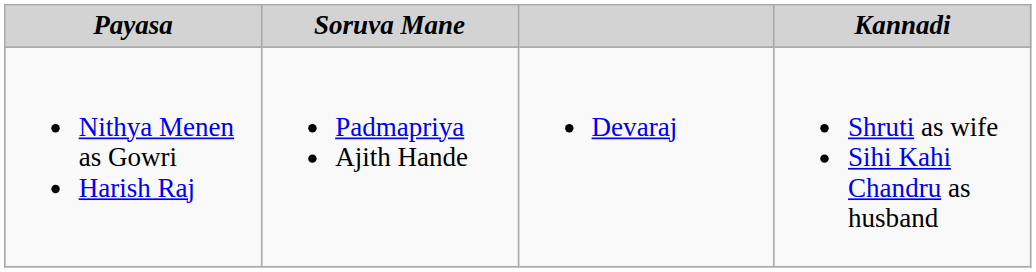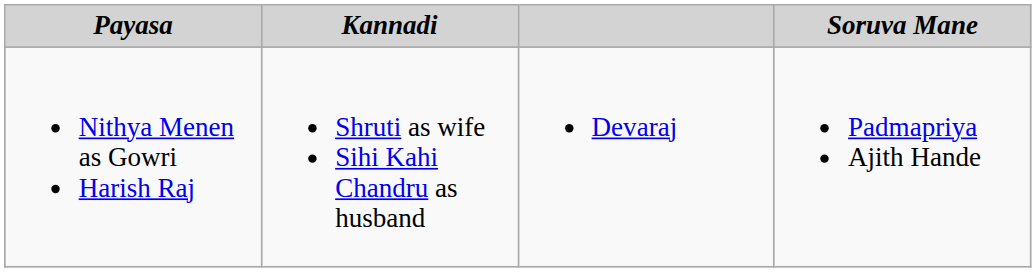columns swapped: (902, 25) <-> (390, 25)
